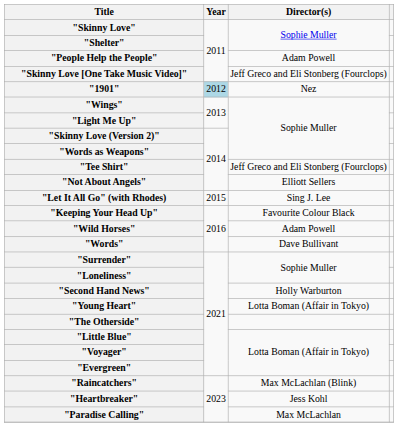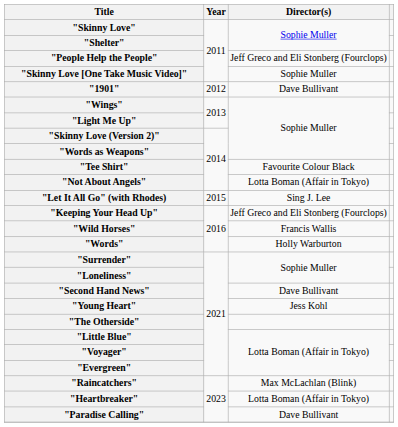(309, 58) Adam Powell -> (309, 58) Jeff Greco and Eli Stonberg (Fourclops)
(309, 74) Jeff Greco and Eli Stonberg (Fourclops) -> (309, 74) Sophie Muller
(216, 89) lightblue background -> (216, 89) no background
(309, 89) Nez -> (309, 89) Dave Bullivant
(309, 167) Jeff Greco and Eli Stonberg (Fourclops) -> (309, 167) Favourite Colour Black
(309, 182) Elliott Sellers -> (309, 182) Lotta Boman (Affair in Tokyo)
(309, 213) Favourite Colour Black -> (309, 213) Jeff Greco and Eli Stonberg (Fourclops)
(309, 228) Adam Powell -> (309, 228) Francis Wallis
(309, 244) Dave Bullivant -> (309, 244) Holly Warburton
(309, 290) Holly Warburton -> (309, 290) Dave Bullivant
(309, 306) Lotta Boman (Affair in Tokyo) -> (309, 306) Jess Kohl
(309, 399) Jess Kohl -> (309, 399) Lotta Boman (Affair in Tokyo)
(309, 414) Max McLachlan -> (309, 414) Dave Bullivant
